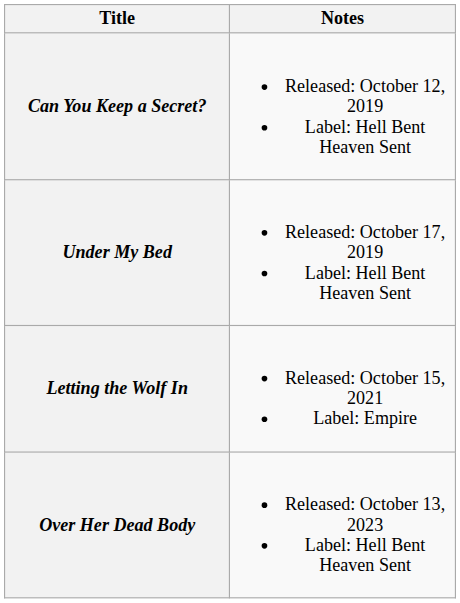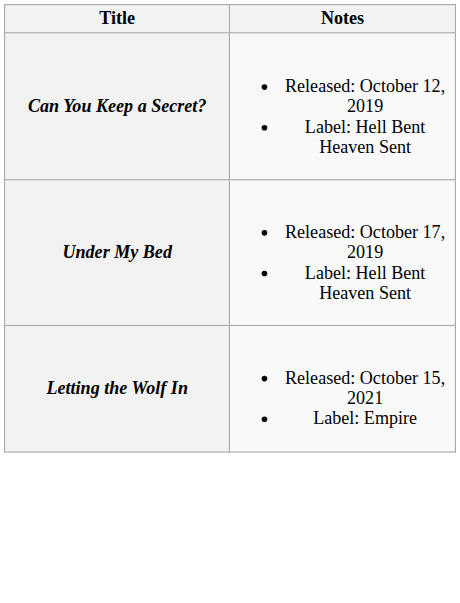- row: (117, 524)
